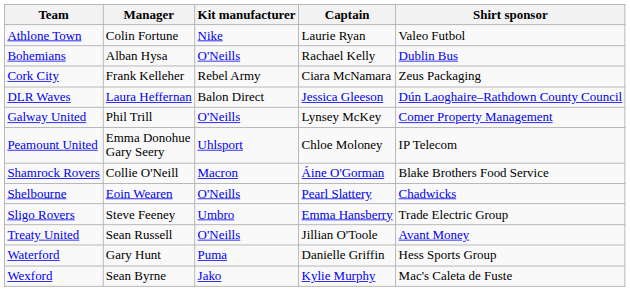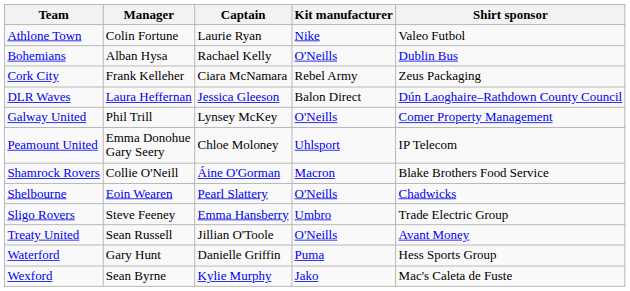columns swapped: (347, 14) <-> (247, 14)
